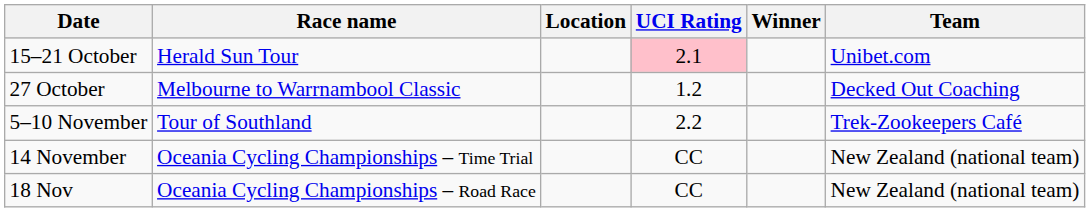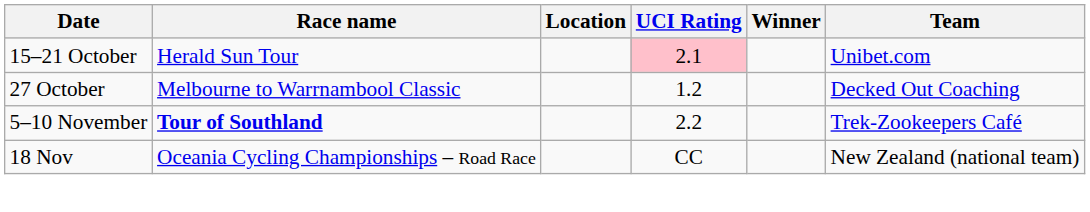(234, 122) normal -> (240, 122) bold
- row: (68, 156)
